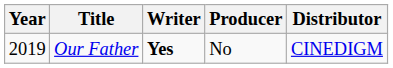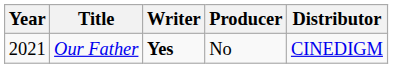(27, 48) 2019 -> (27, 48) 2021
